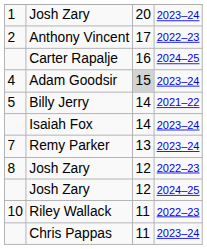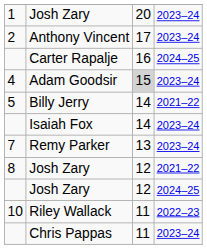(178, 37) 2022–23 -> (178, 37) 2023–24
(178, 168) 2022–23 -> (178, 168) 2021–22
